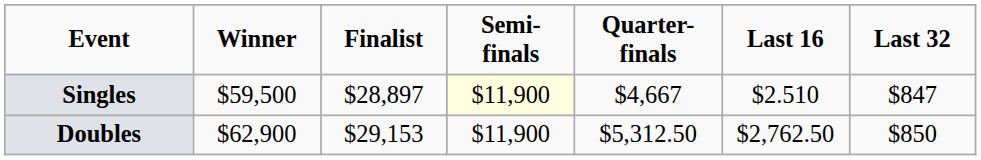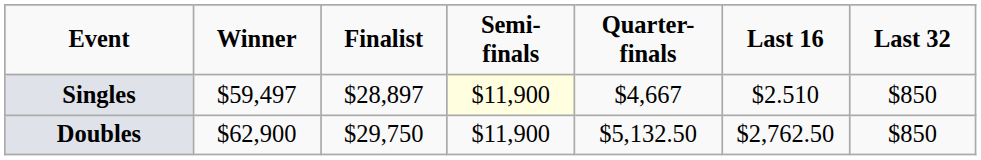(257, 94) $59,500 -> (257, 94) $59,497
(912, 94) $847 -> (912, 94) $850
(384, 134) $29,153 -> (384, 134) $29,750
(648, 134) $5,312.50 -> (648, 134) $5,132.50
